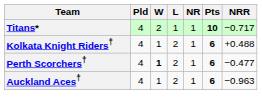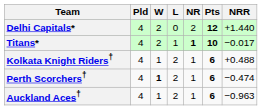+ row: (41, 27)
(193, 27) normal -> (193, 43) bold
(239, 27) −0.717 -> (239, 43) −0.017
(239, 62) −0.477 -> (239, 78) −0.474
